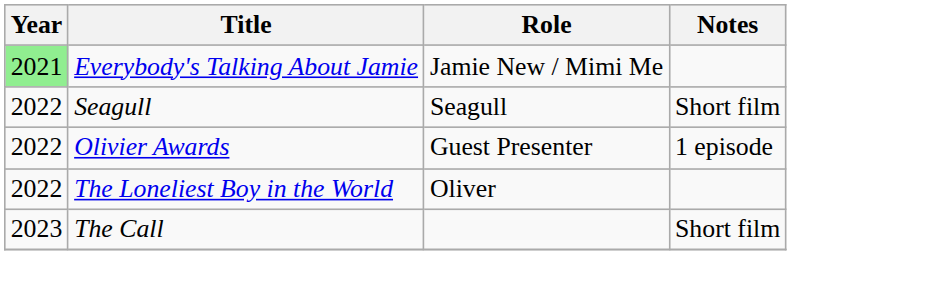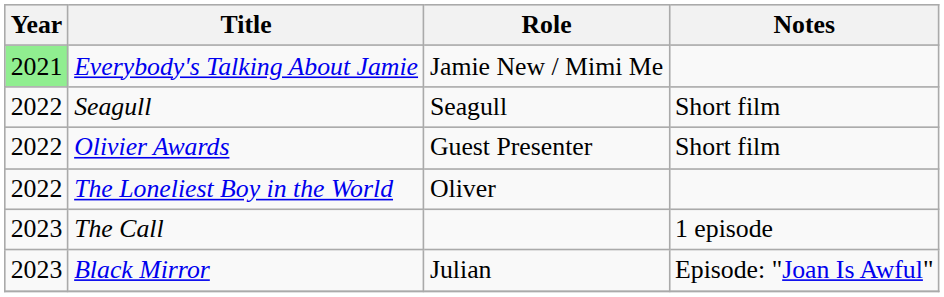(724, 147) 1 episode -> (728, 147) Short film
(728, 229) Short film -> (724, 229) 1 episode
+ row: (142, 270)
